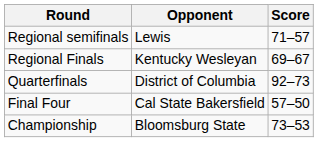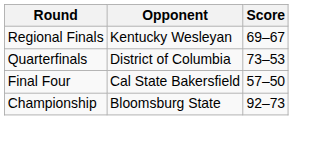- row: (68, 37)
(291, 81) 92–73 -> (266, 59) 73–53
(291, 125) 73–53 -> (266, 103) 92–73
